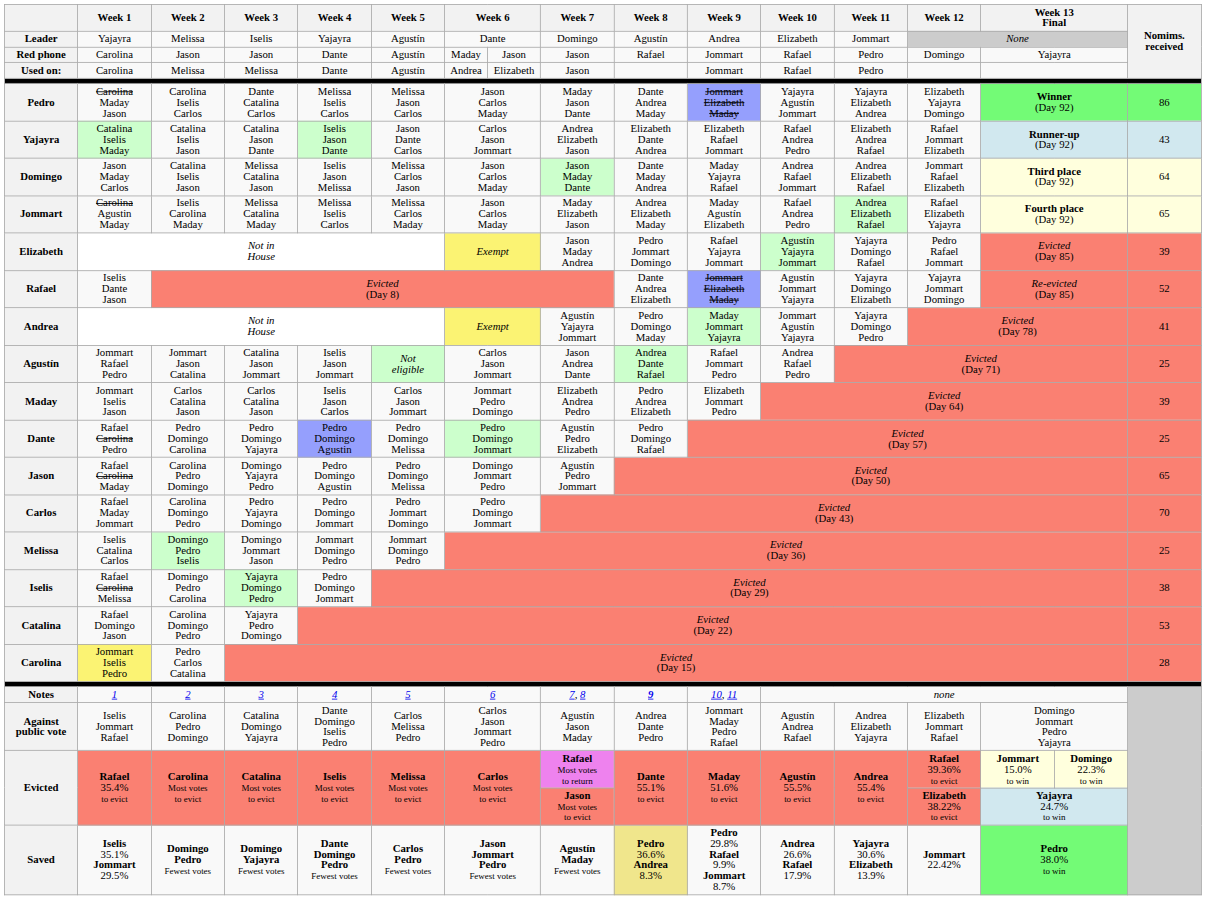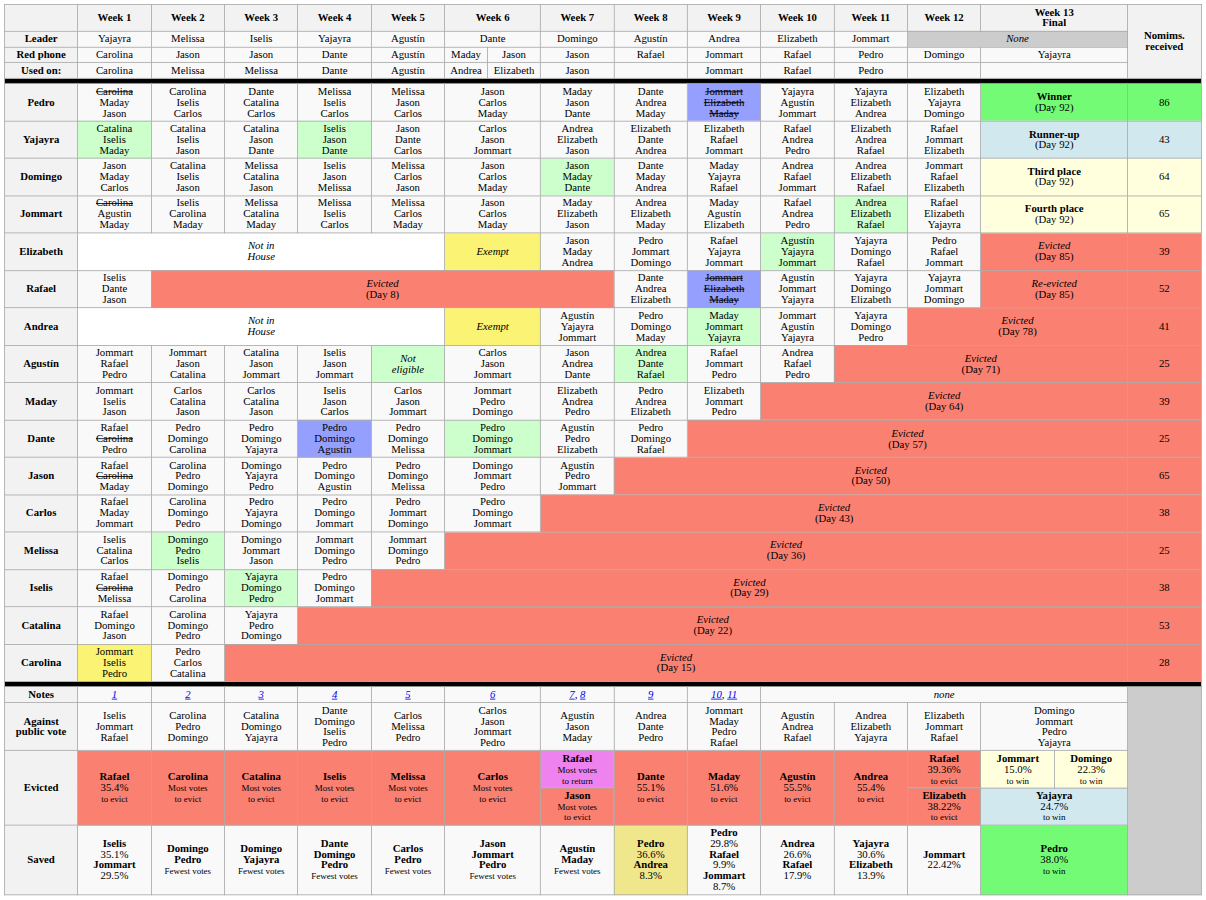(1164, 513) 70 -> (1164, 513) 38
(651, 694) bold -> (651, 694) normal
